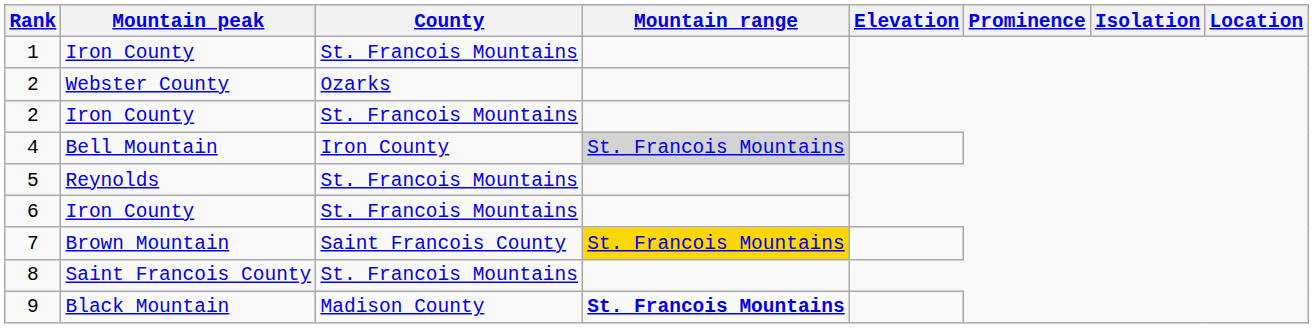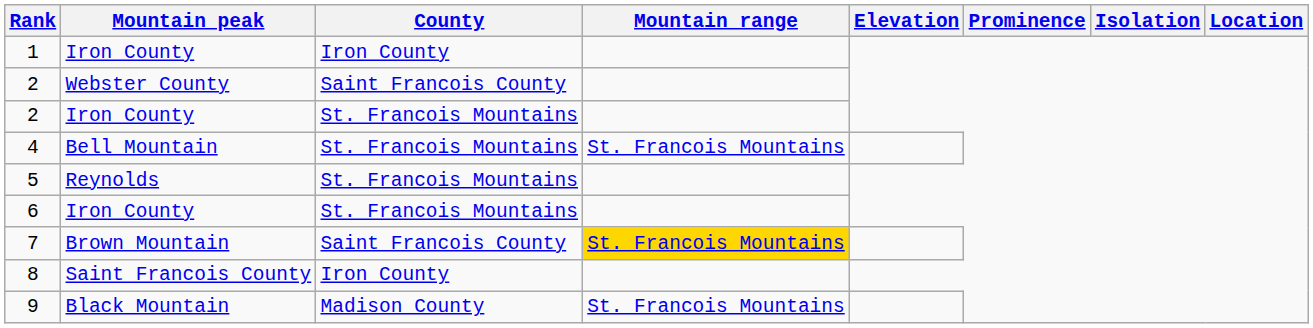(449, 52) St. Francois Mountains -> (385, 52) Iron County
(356, 84) Ozarks -> (443, 84) Saint Francois County
(385, 148) Iron County -> (449, 148) St. Francois Mountains
(716, 148) lightgrey background -> (716, 148) no background
(449, 275) St. Francois Mountains -> (385, 275) Iron County
(716, 307) bold -> (716, 307) normal
